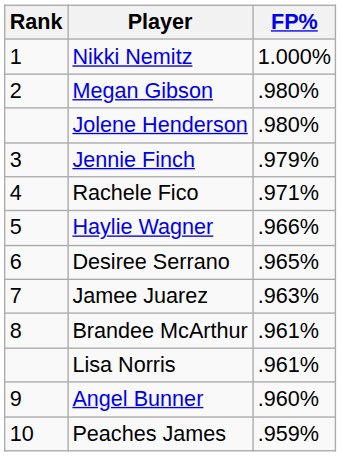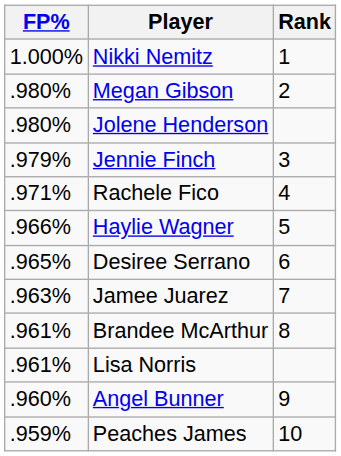columns swapped: (36, 22) <-> (294, 22)
